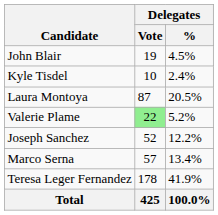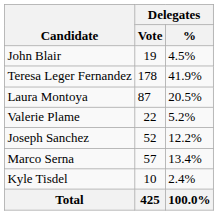rows swapped: (70, 179) <-> (37, 76)
(150, 117) lightgreen background -> (150, 117) no background
